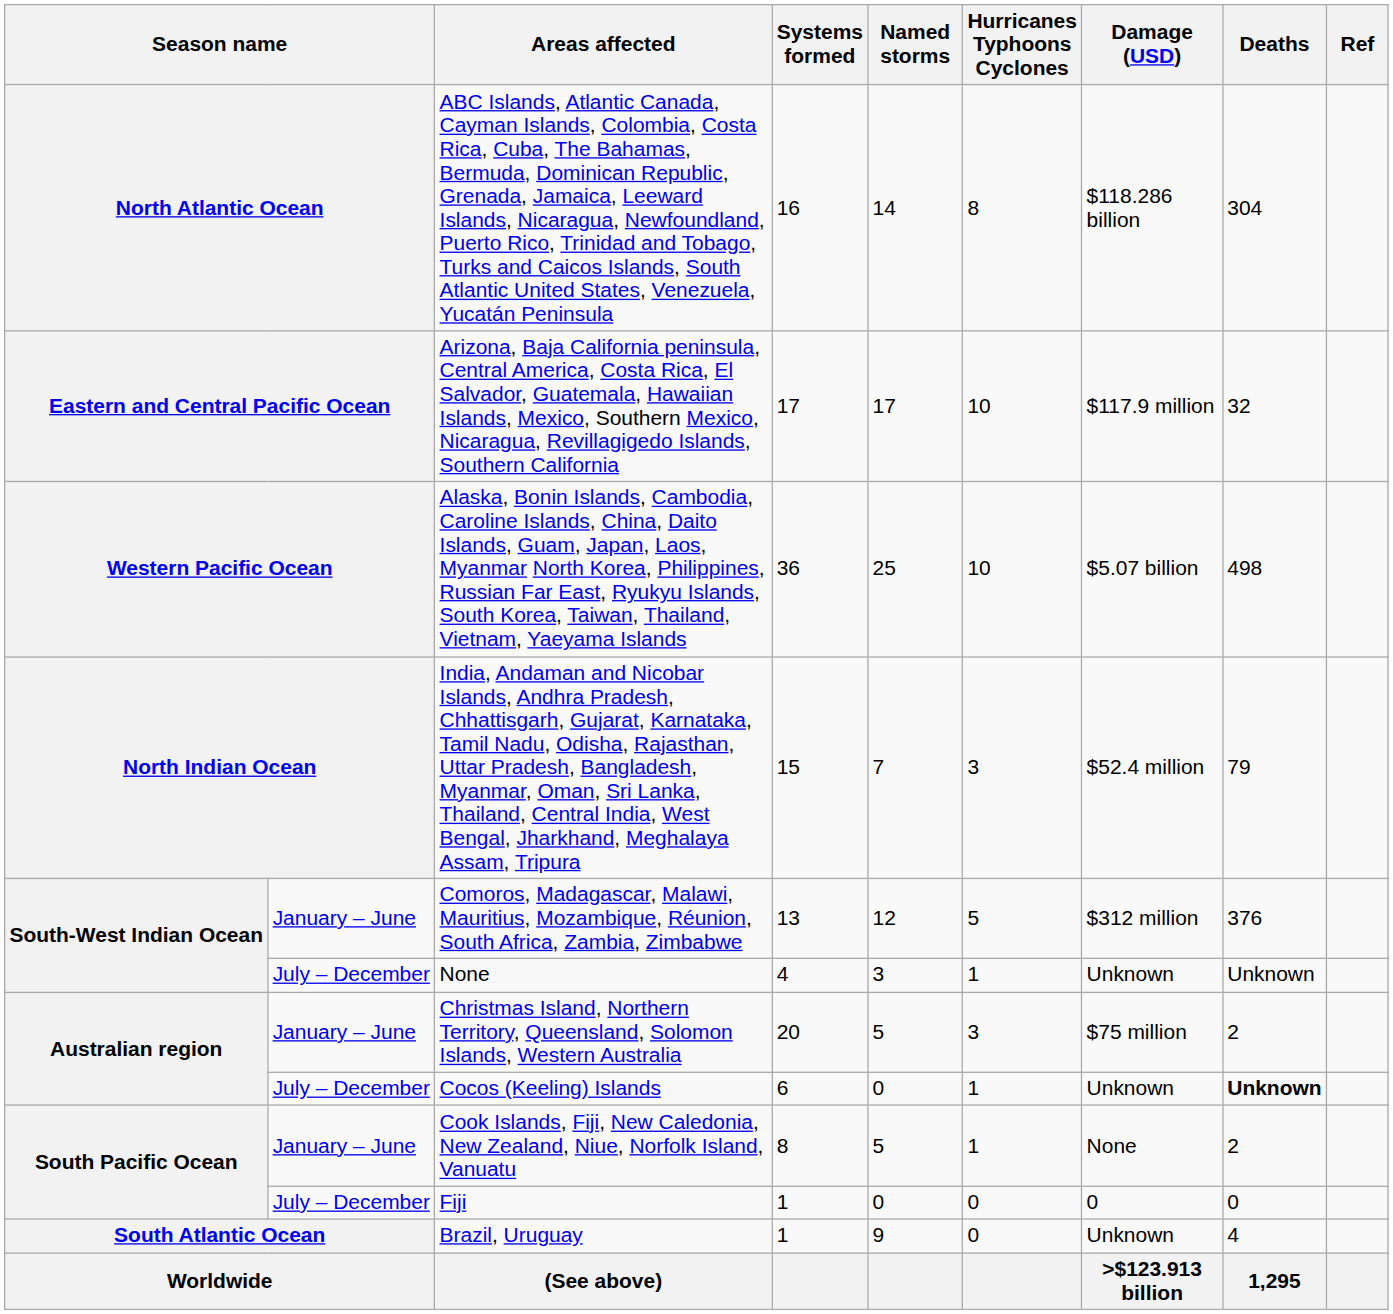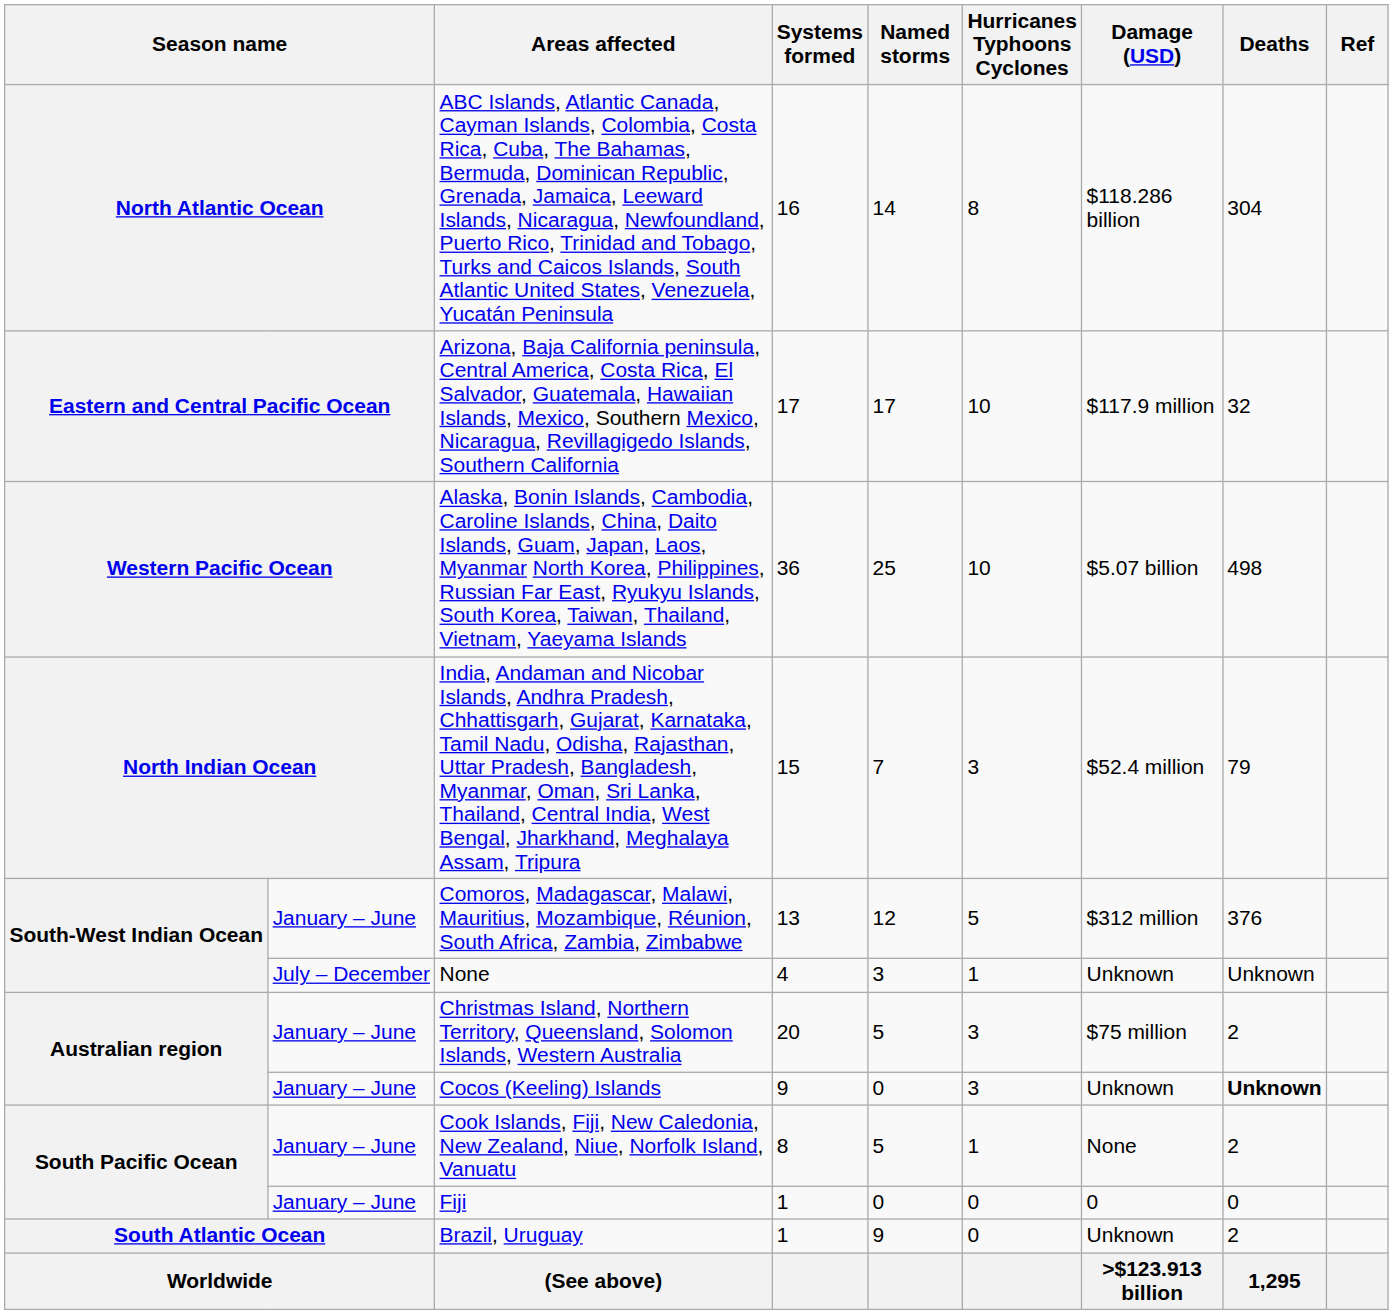(351, 1088) July – December -> (344, 1088) January – June
(783, 1088) 6 -> (783, 1088) 9
(973, 1088) 1 -> (973, 1088) 3
(351, 1202) July – December -> (344, 1202) January – June
(1233, 1235) 4 -> (1233, 1235) 2
